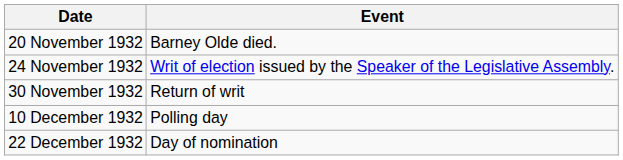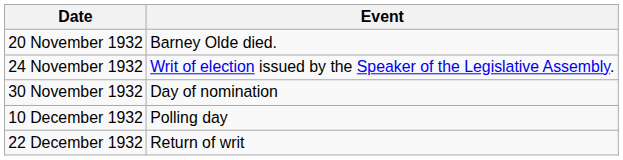(197, 92) Return of writ -> (214, 92) Day of nomination
(214, 142) Day of nomination -> (197, 142) Return of writ
